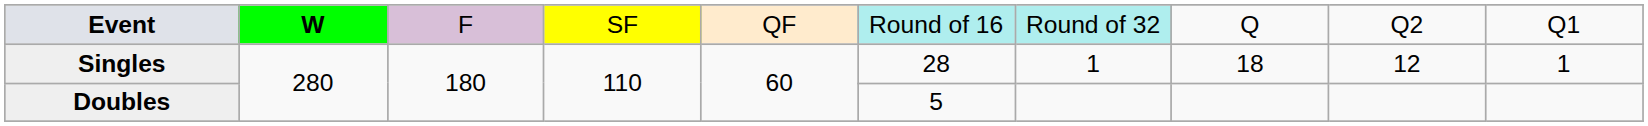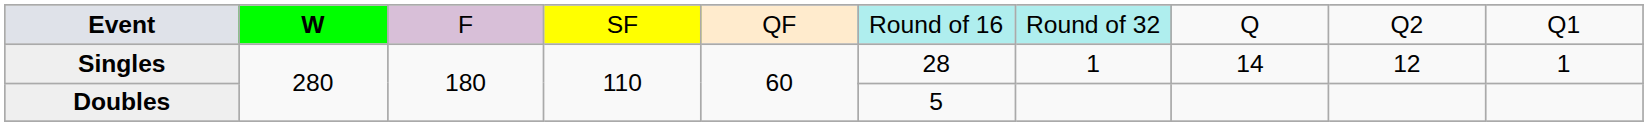(1250, 64) 18 -> (1250, 64) 14
